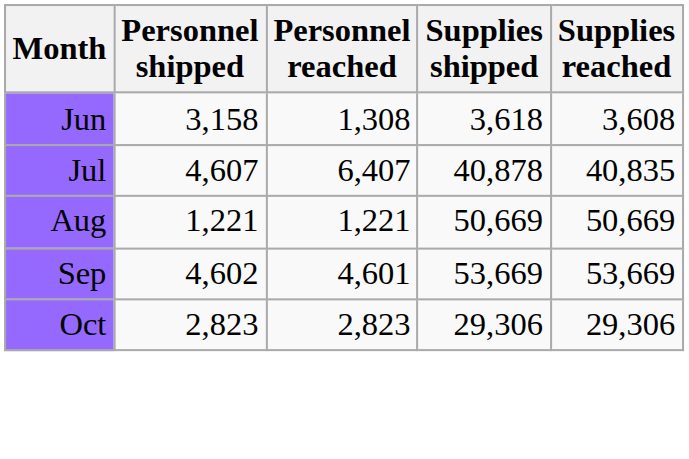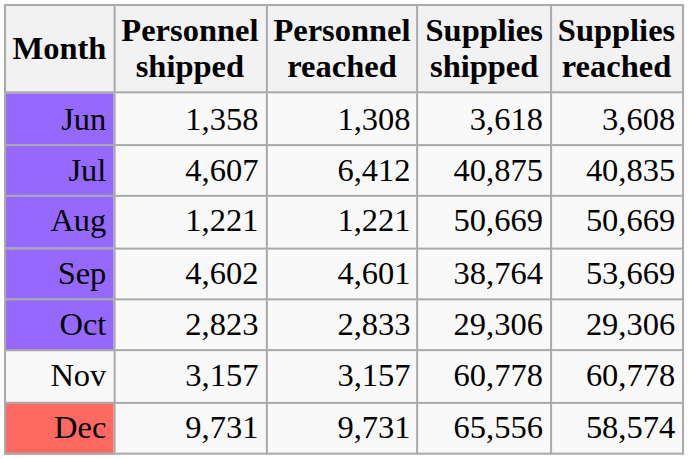(222, 118) 3,158 -> (222, 118) 1,358
(374, 169) 6,407 -> (374, 169) 6,412
(498, 169) 40,878 -> (498, 169) 40,875
(498, 272) 53,669 -> (498, 272) 38,764
(374, 324) 2,823 -> (374, 324) 2,833
+ row: (78, 375)
+ row: (80, 427)
